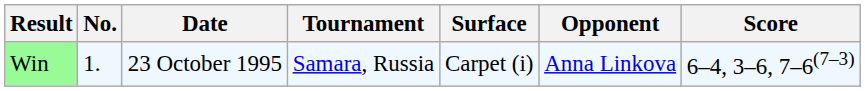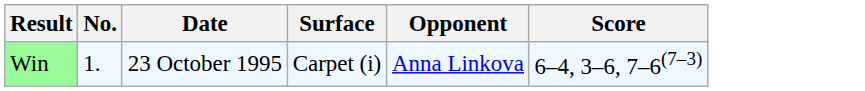- column: (363, 22)
